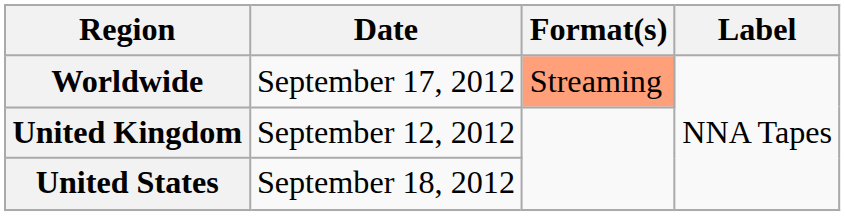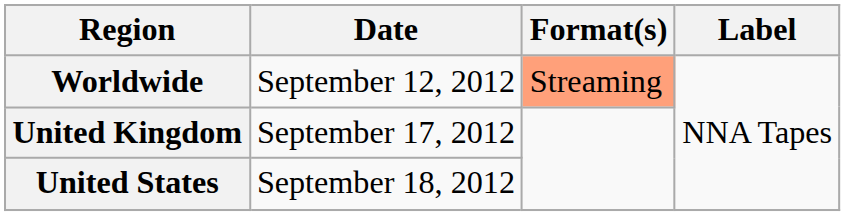(386, 81) September 17, 2012 -> (386, 81) September 12, 2012
(386, 132) September 12, 2012 -> (386, 132) September 17, 2012
